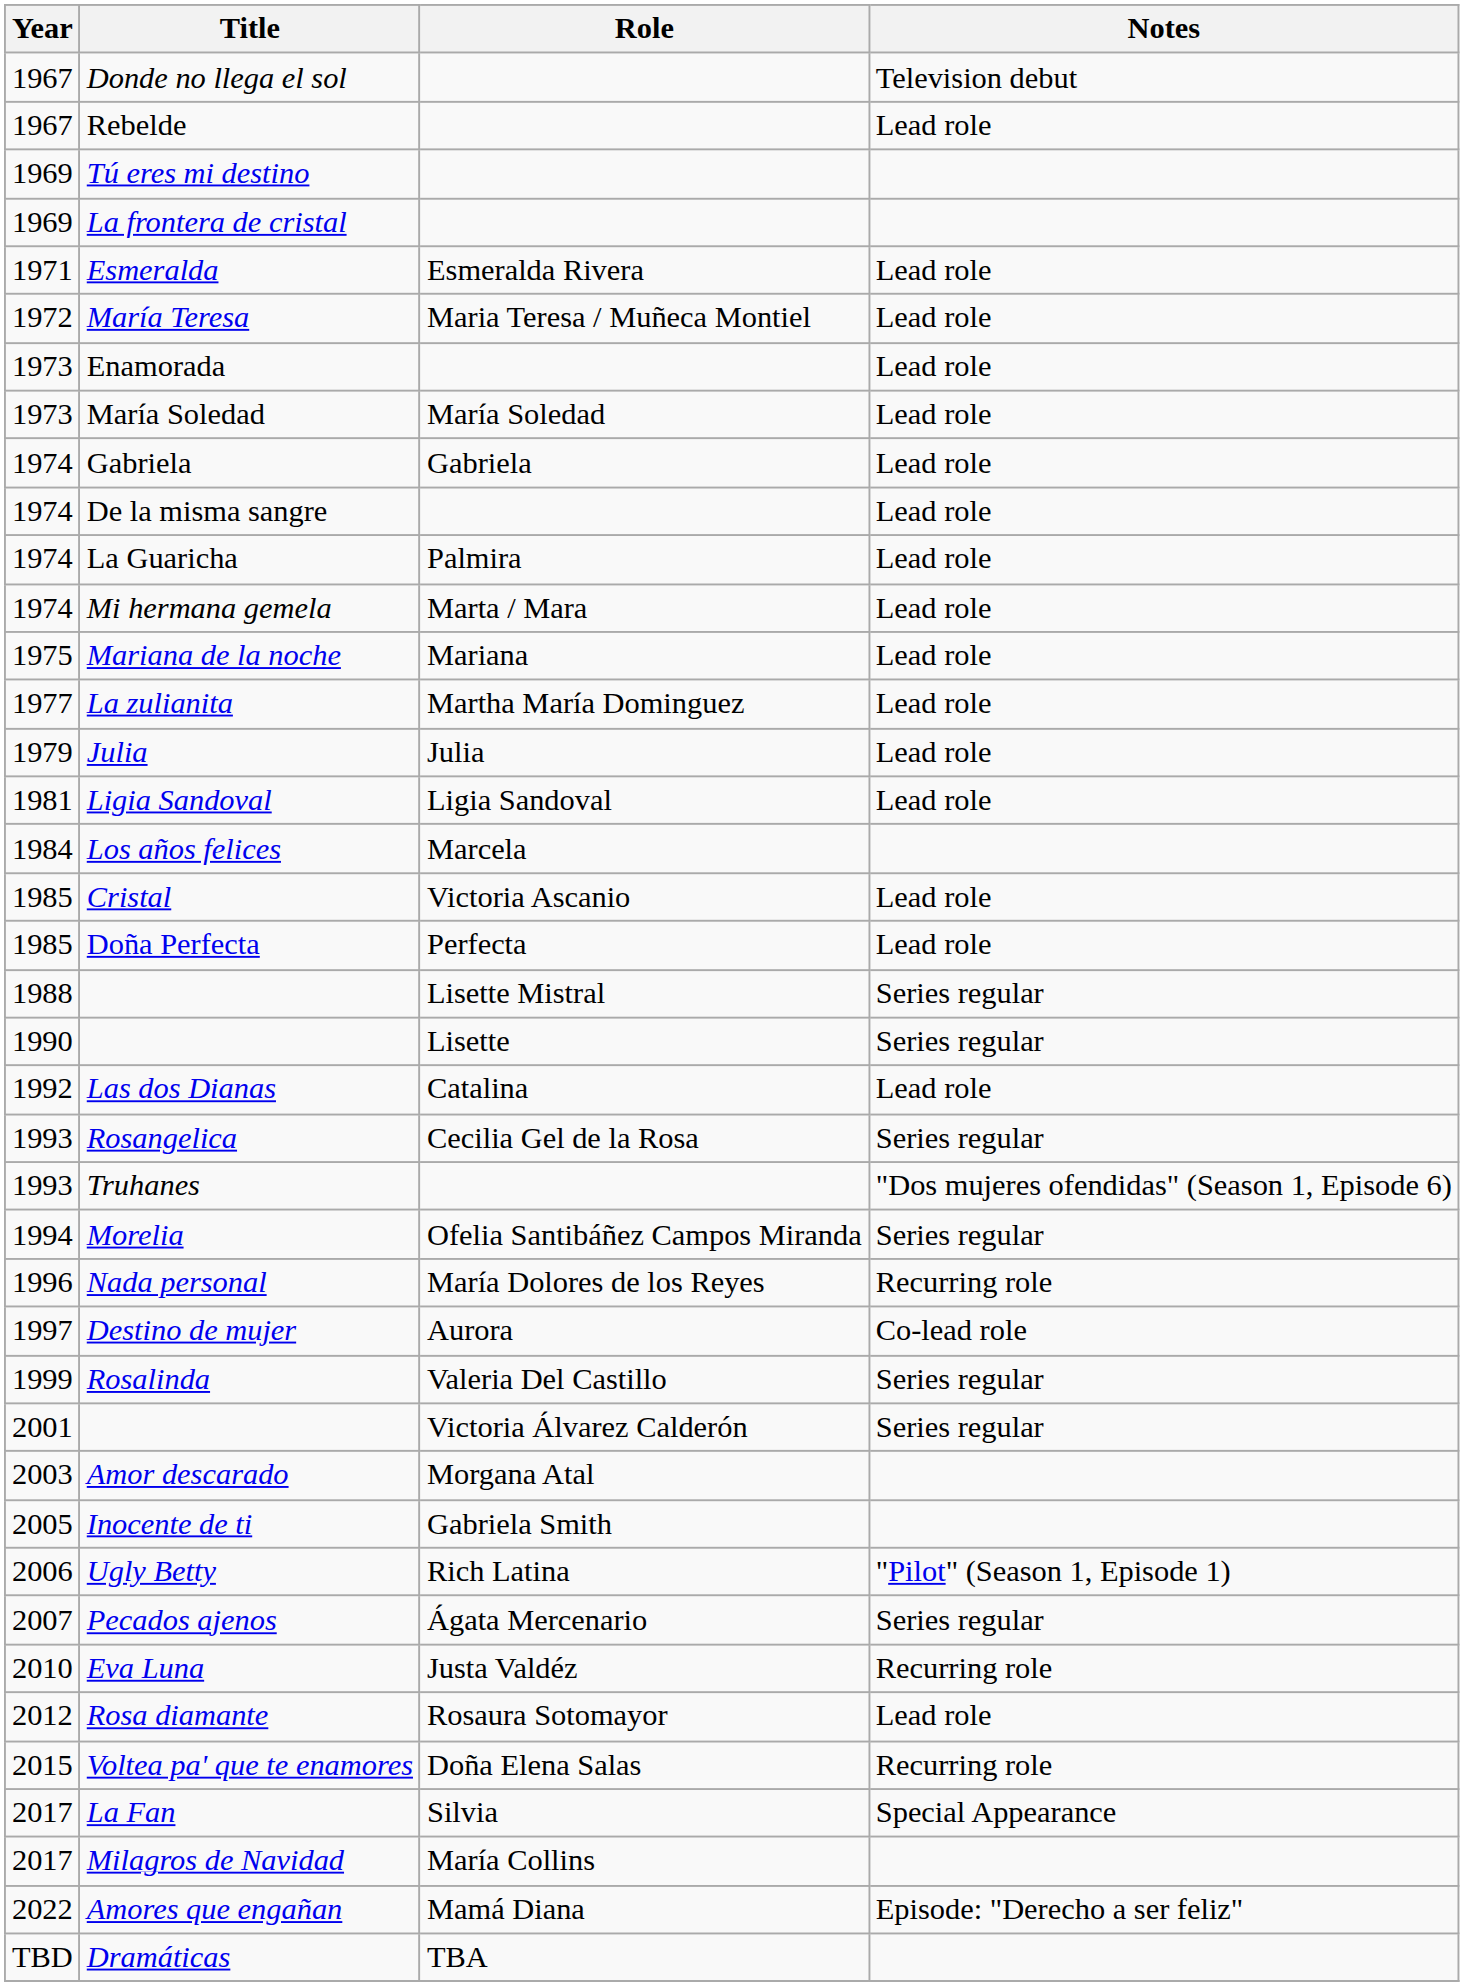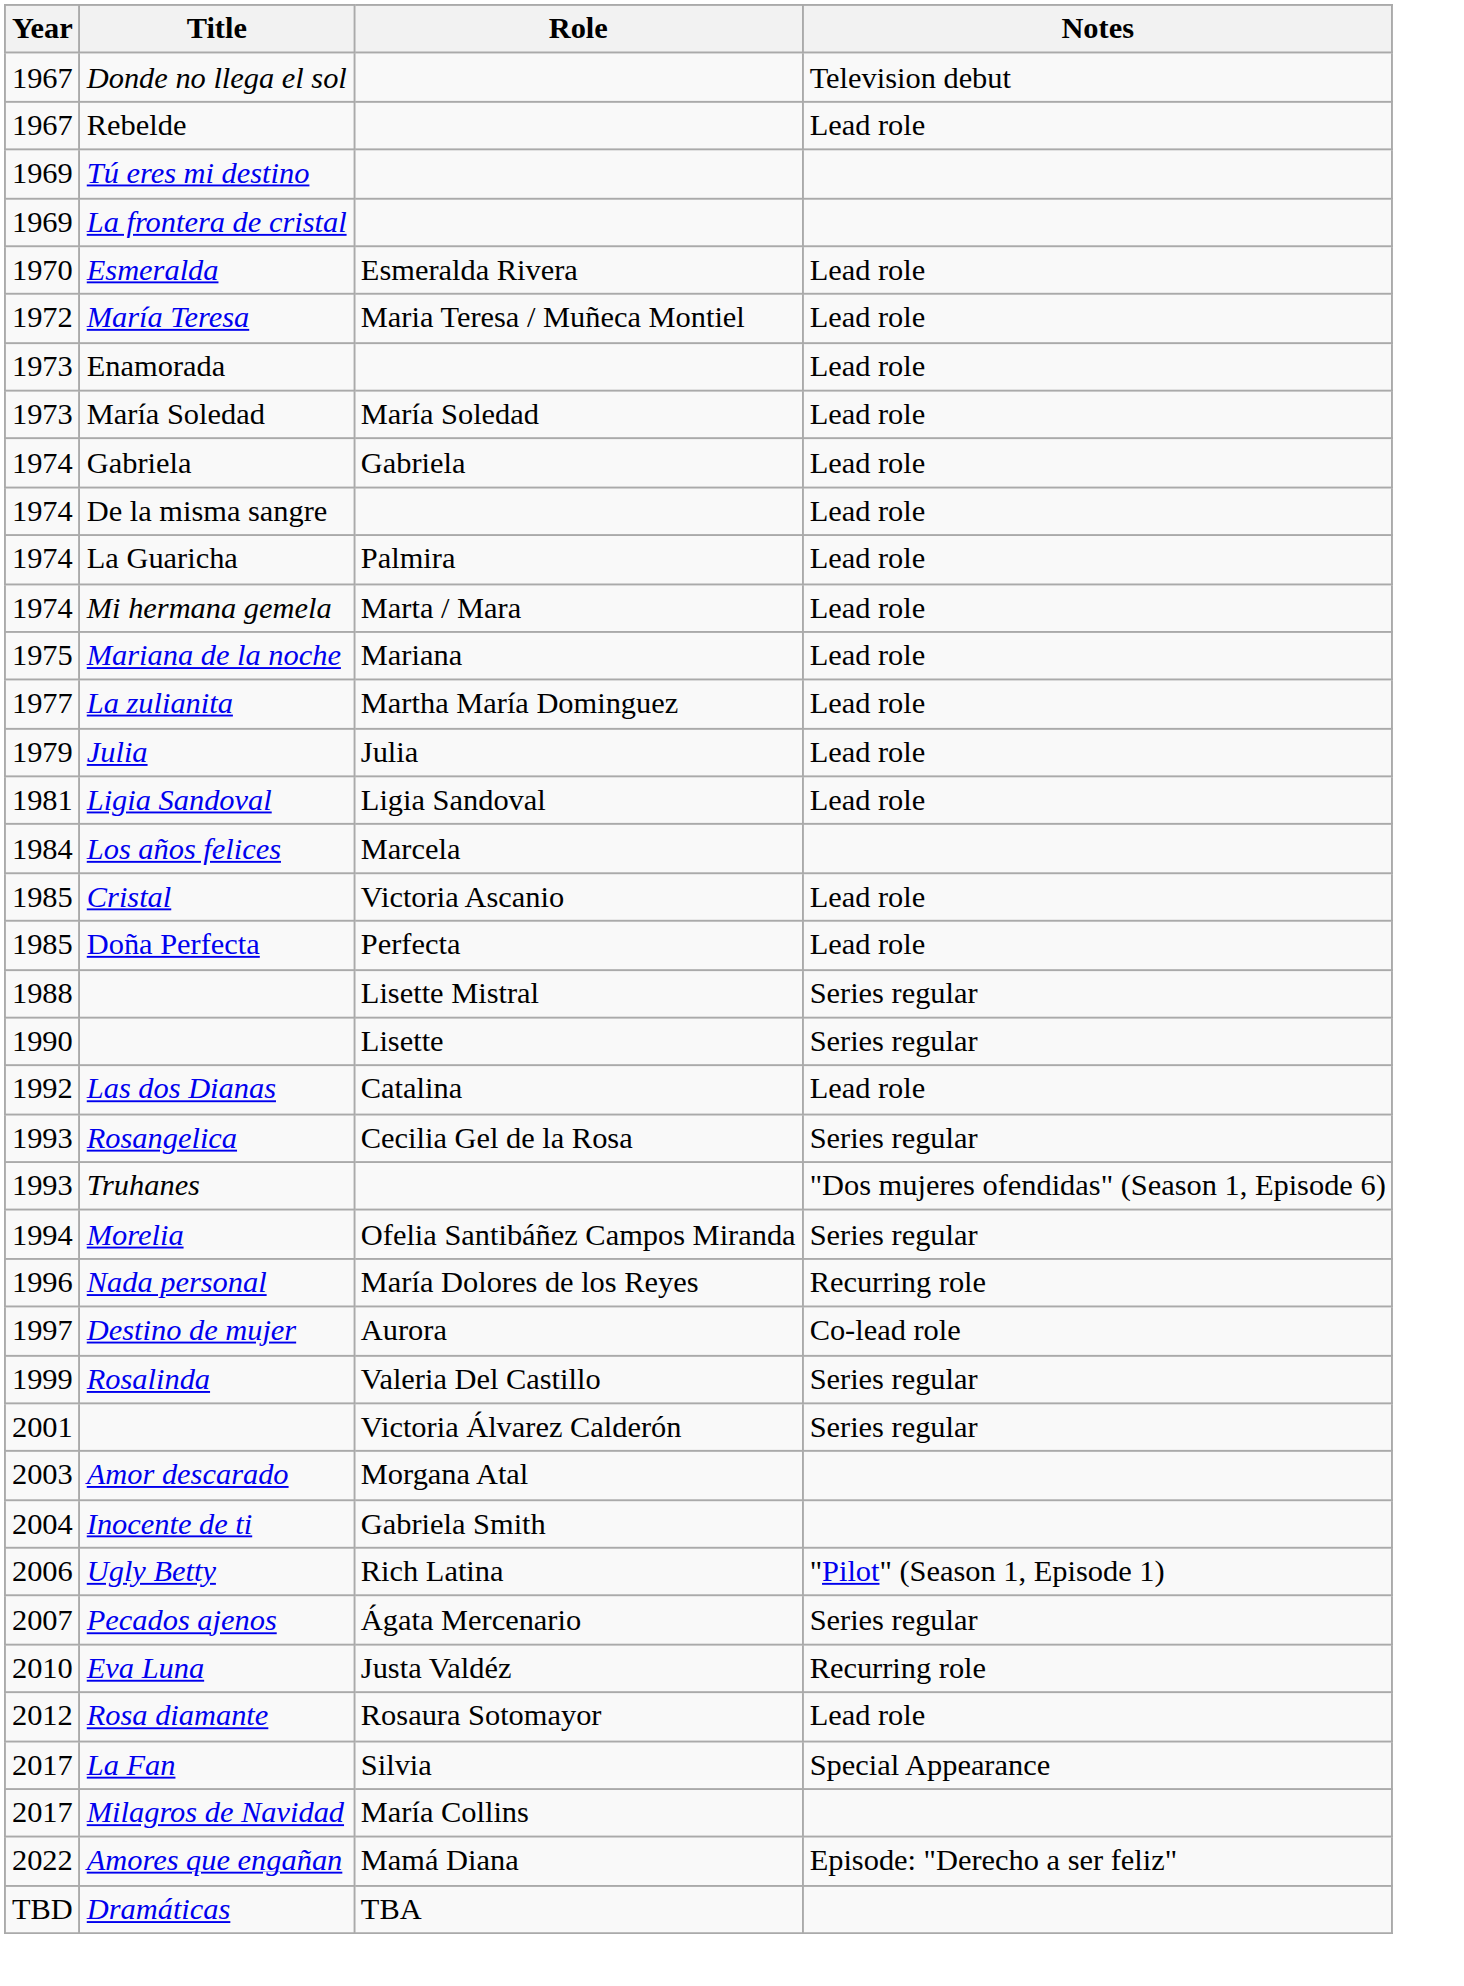(42, 269) 1971 -> (42, 269) 1970
(42, 1523) 2005 -> (42, 1523) 2004
- row: (250, 1764)
